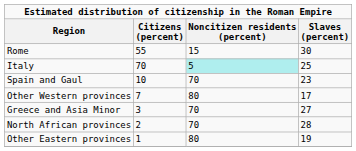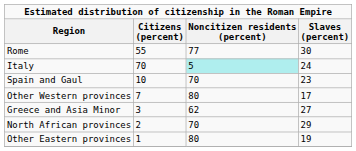(194, 51) 15 -> (194, 51) 77
(306, 66) 25 -> (306, 66) 24
(194, 110) 70 -> (194, 110) 62
(306, 124) 28 -> (306, 124) 29
